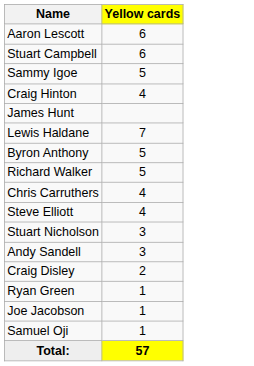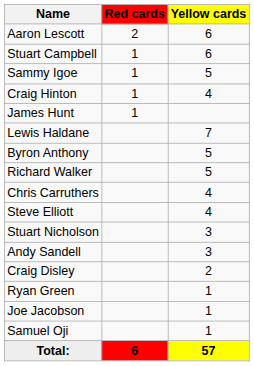+ column: (135, 14)
